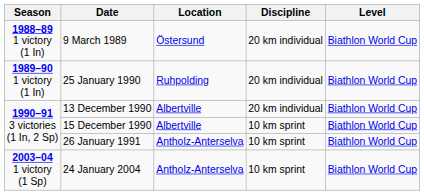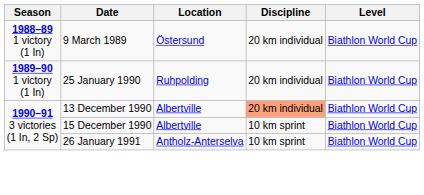(286, 109) no background -> (286, 109) lightsalmon background
- row: (102, 170)
